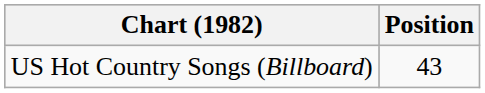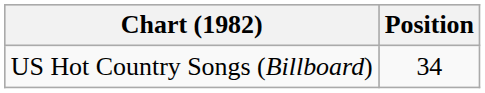(429, 66) 43 -> (429, 66) 34
